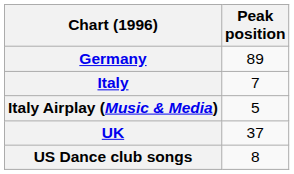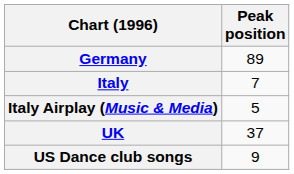(255, 157) 8 -> (255, 157) 9
